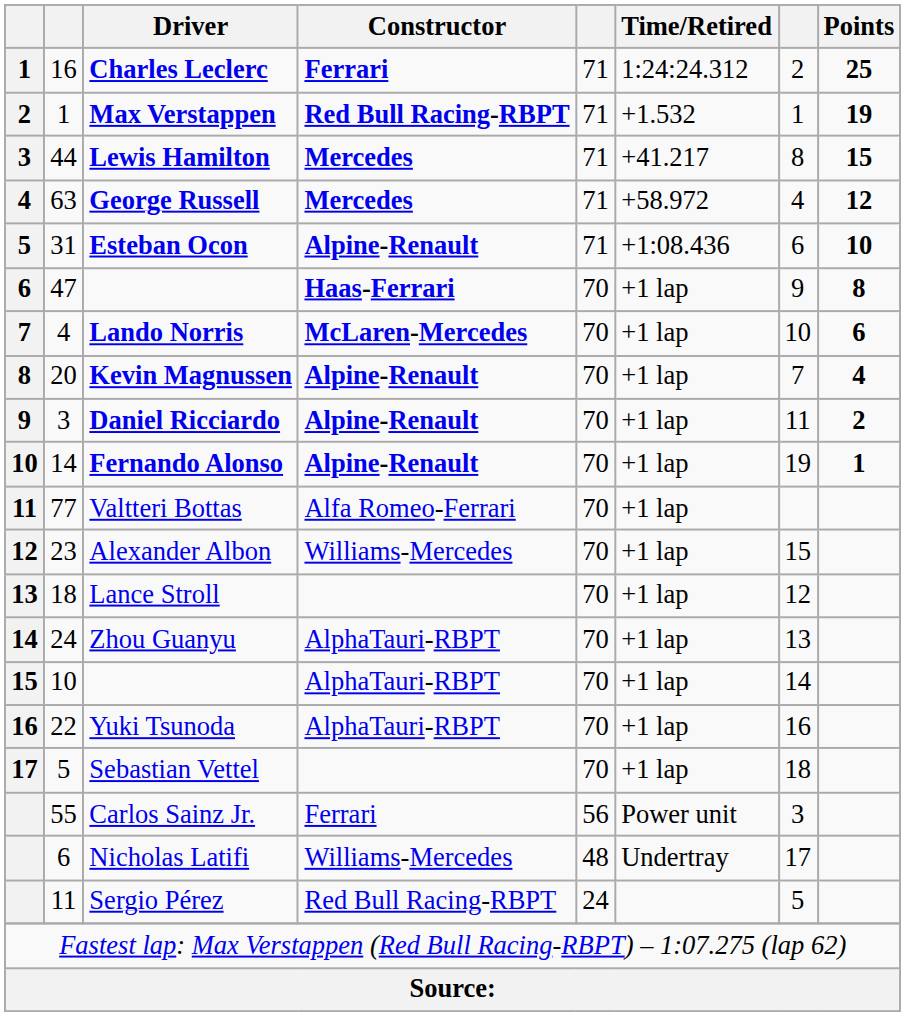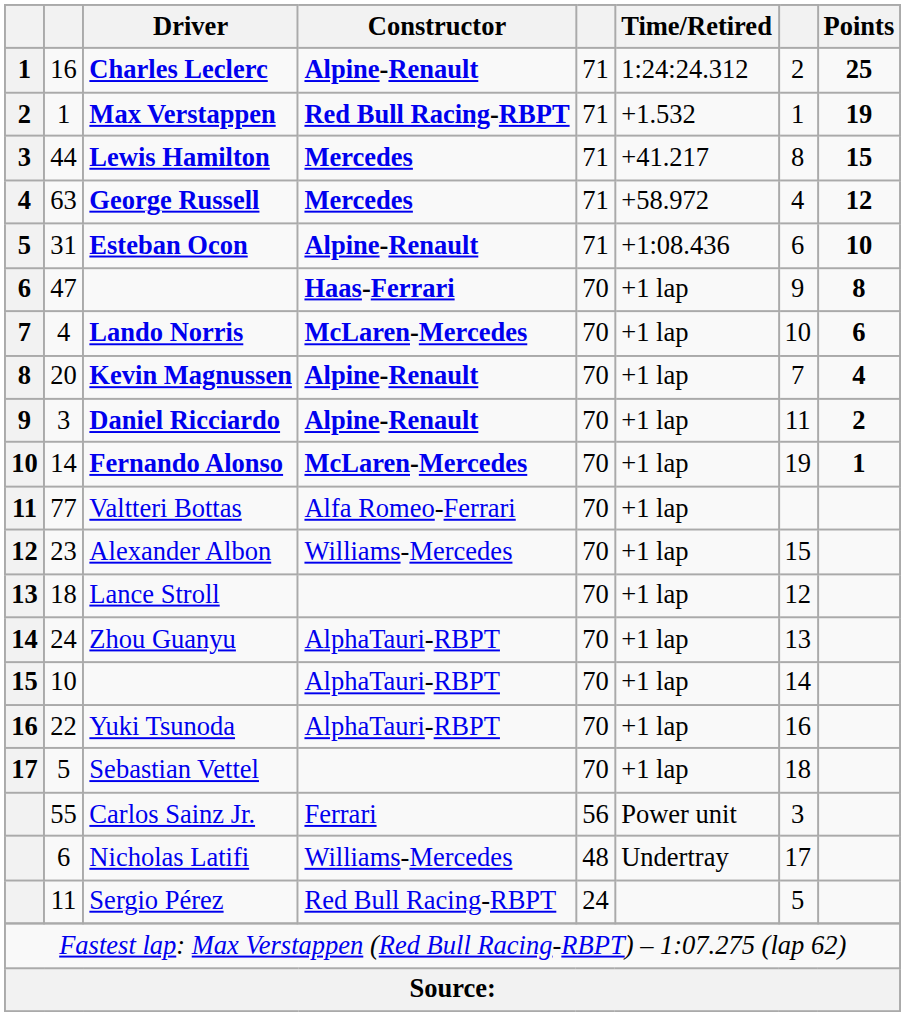(346, 69) Ferrari -> (391, 69) Alpine-Renault
(391, 463) Alpine-Renault -> (416, 463) McLaren-Mercedes
